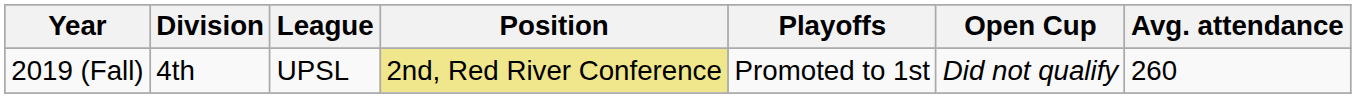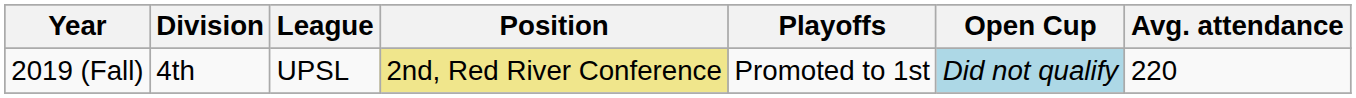(1030, 70) no background -> (1030, 70) lightblue background
(1154, 70) 260 -> (1154, 70) 220
